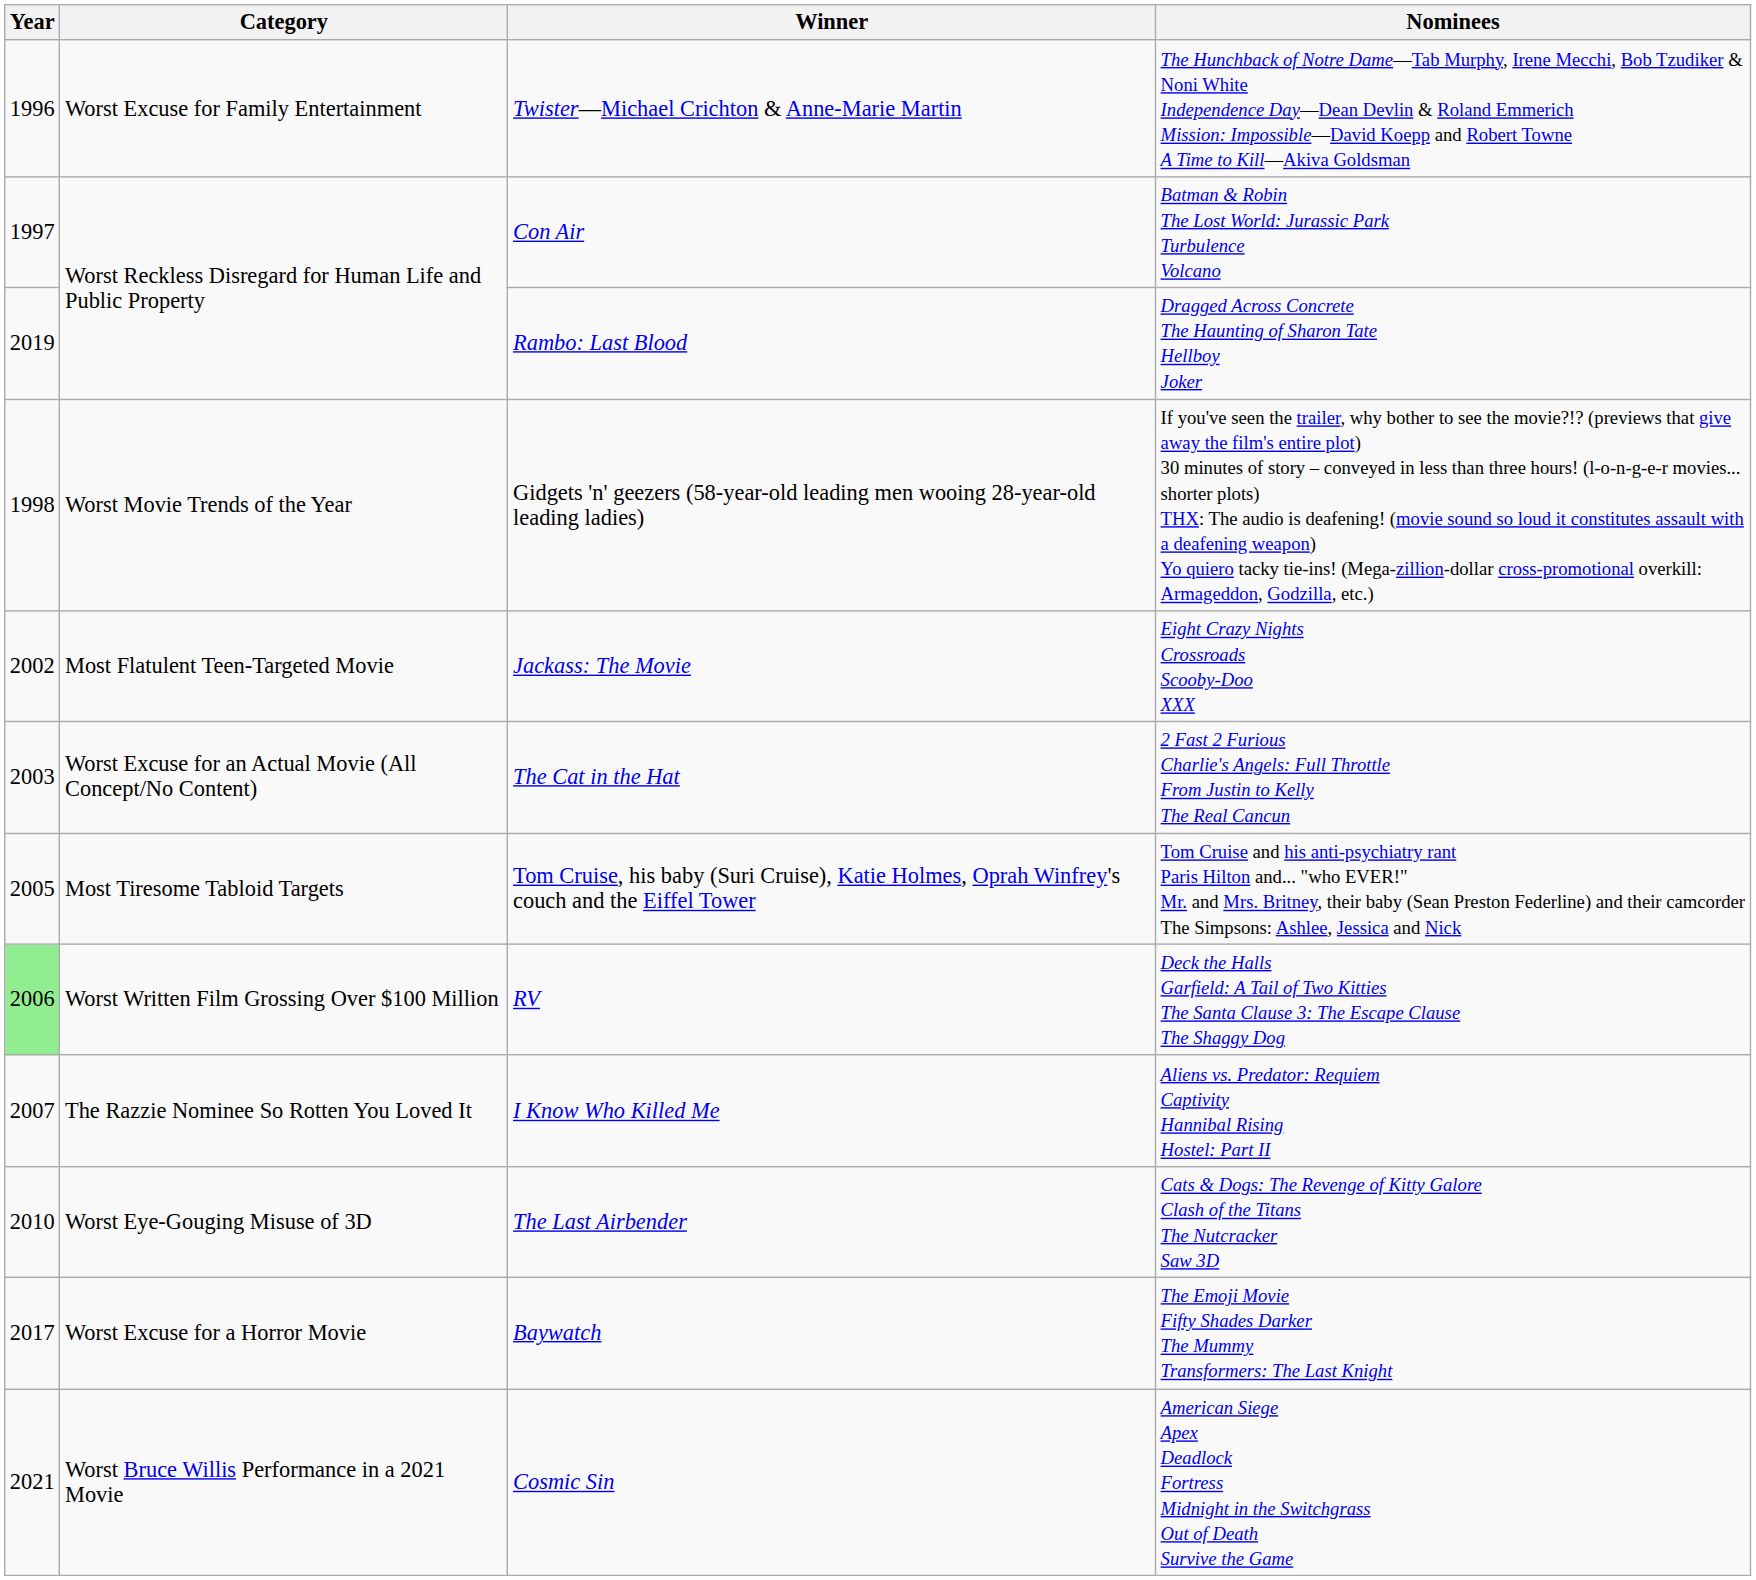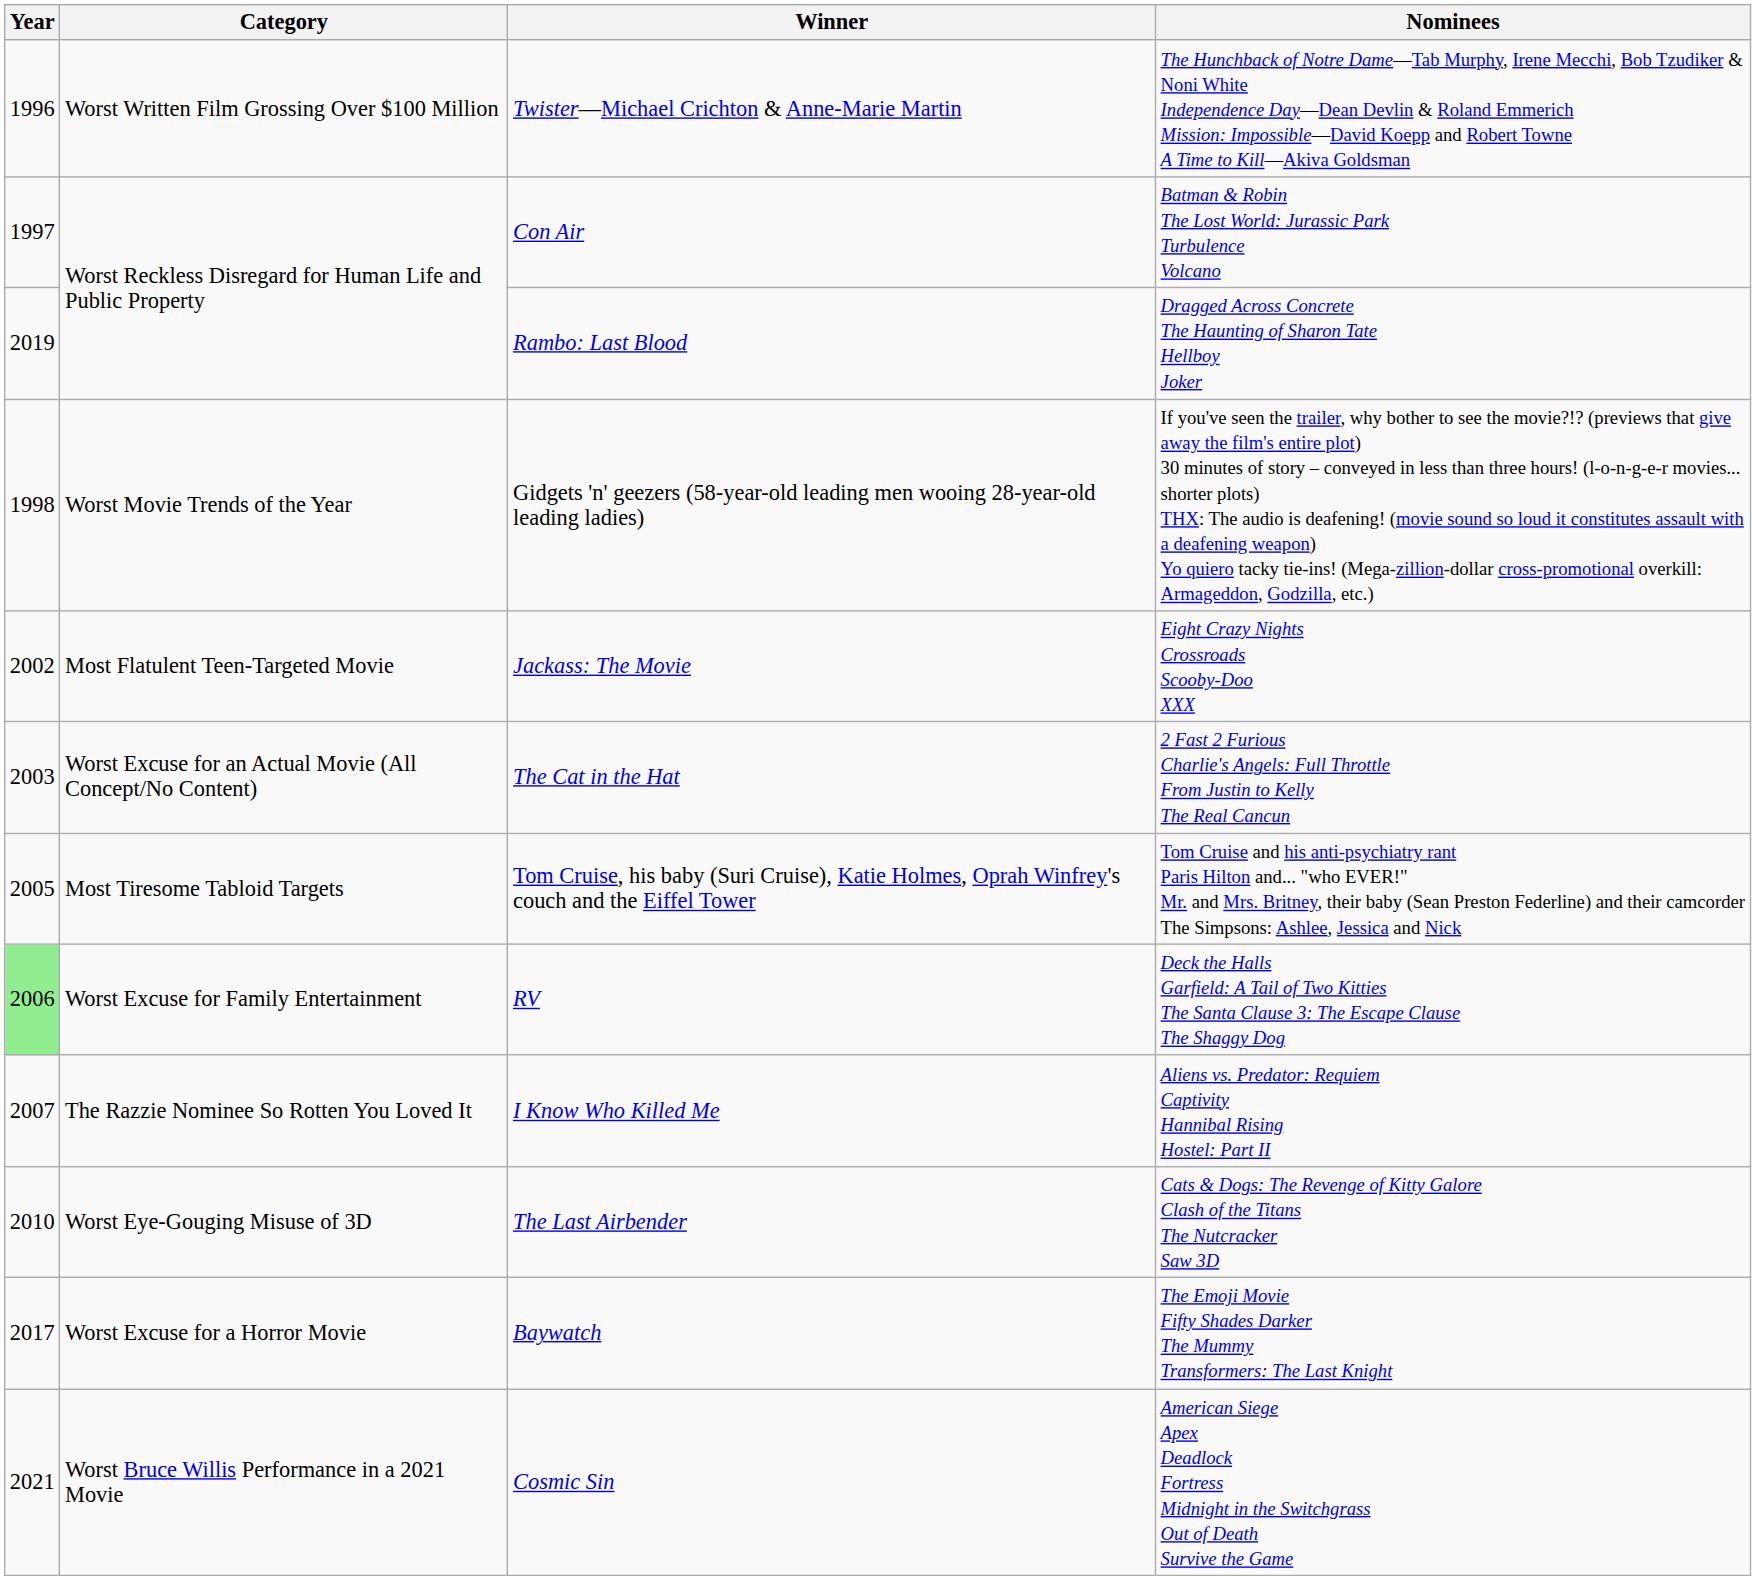(243, 108) Worst Excuse for Family Entertainment -> (282, 108) Worst Written Film Grossing Over $100 Million
(282, 999) Worst Written Film Grossing Over $100 Million -> (243, 999) Worst Excuse for Family Entertainment
